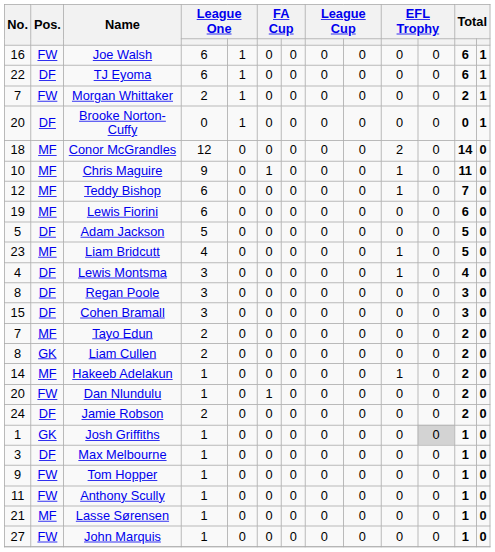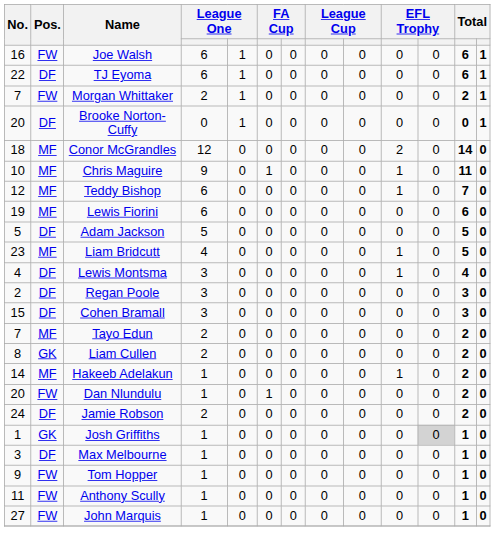(18, 292) 8 -> (18, 292) 2
- row: (122, 516)
